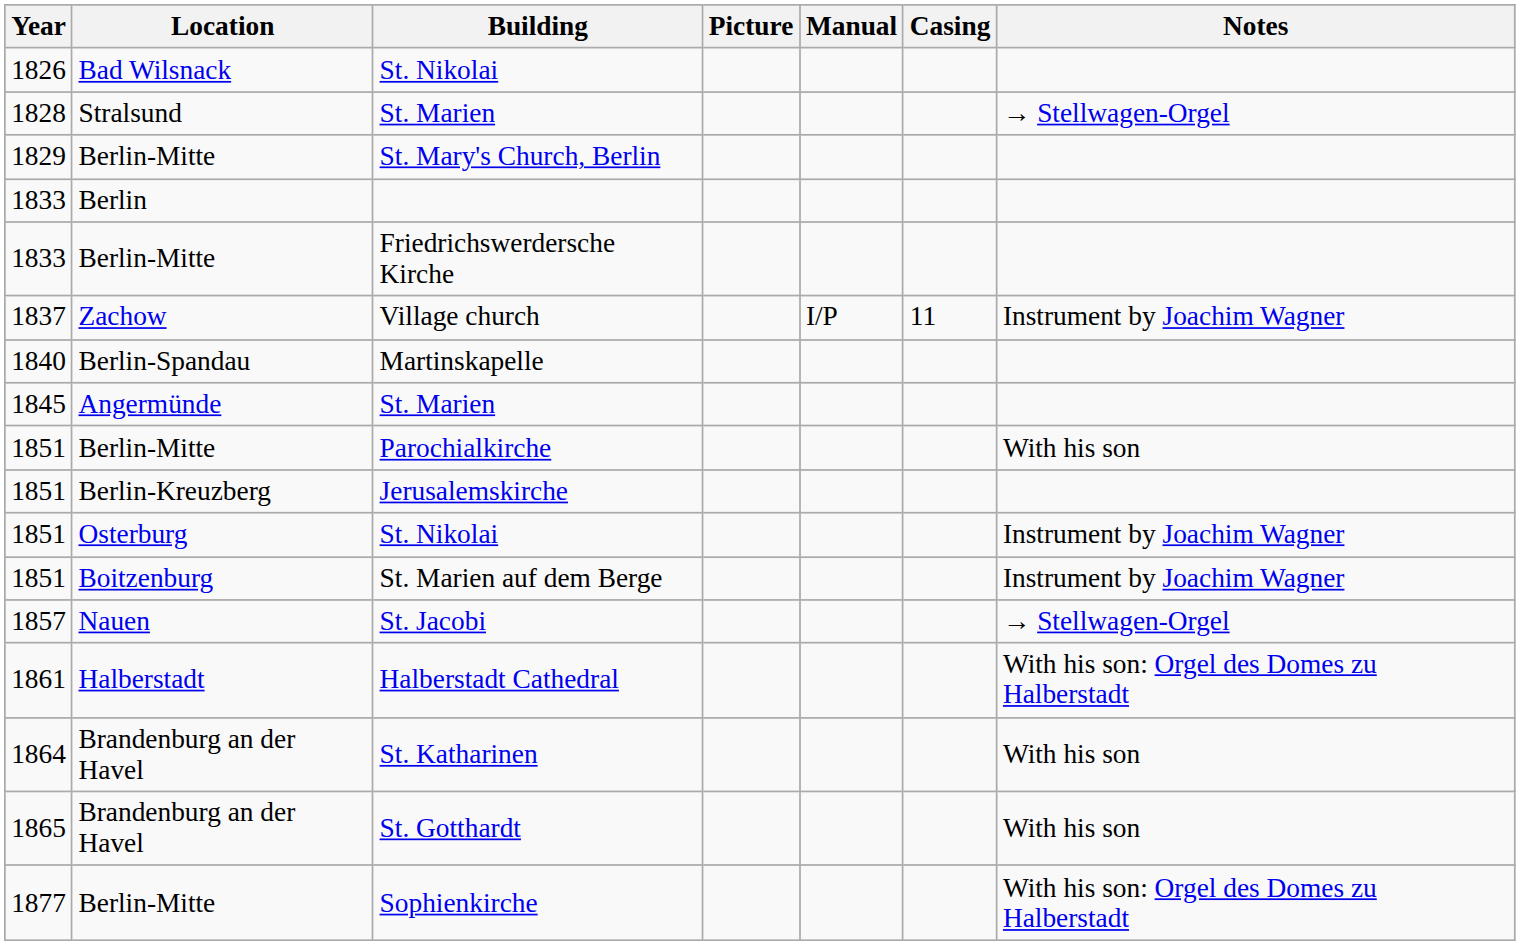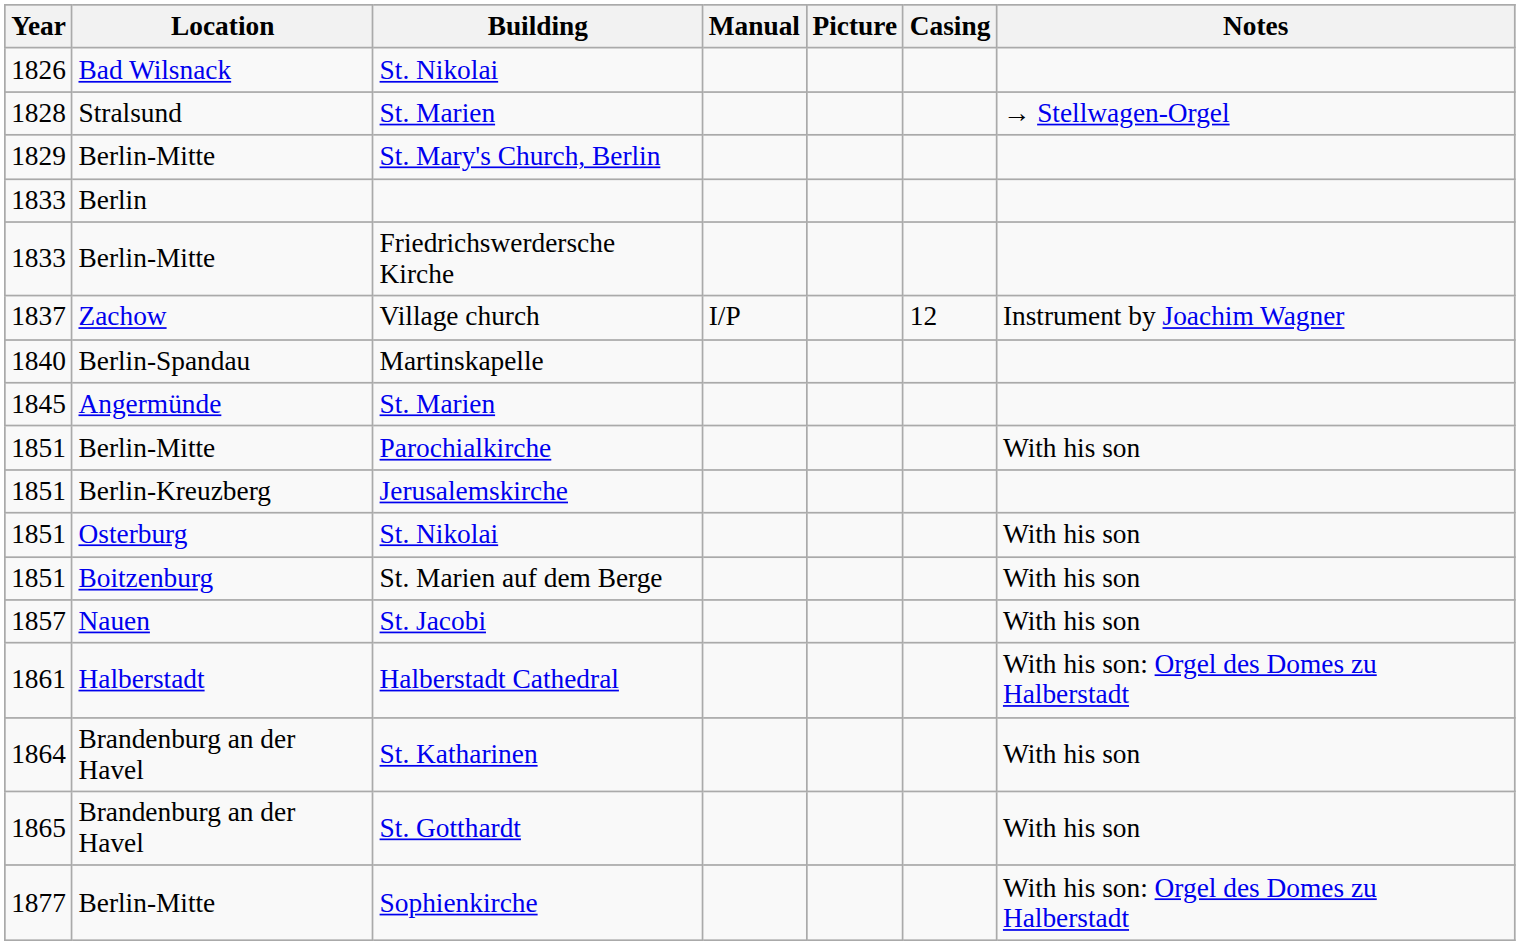columns swapped: (751, 26) <-> (852, 26)
(923, 317) 11 -> (923, 317) 12
(1174, 534) Instrument by Joachim Wagner -> (1072, 534) With his son
(1174, 577) Instrument by Joachim Wagner -> (1072, 577) With his son
(1116, 621) → Stellwagen-Orgel -> (1072, 621) With his son
